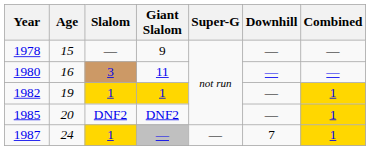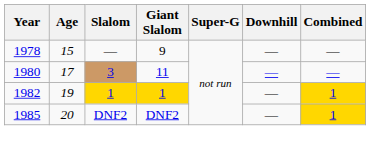(67, 72) 16 -> (67, 72) 17
- row: (27, 135)
